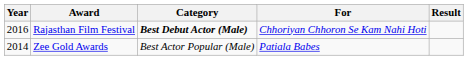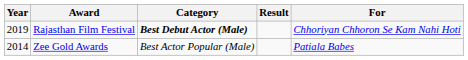columns swapped: (343, 13) <-> (446, 13)
(18, 30) 2016 -> (18, 30) 2019
